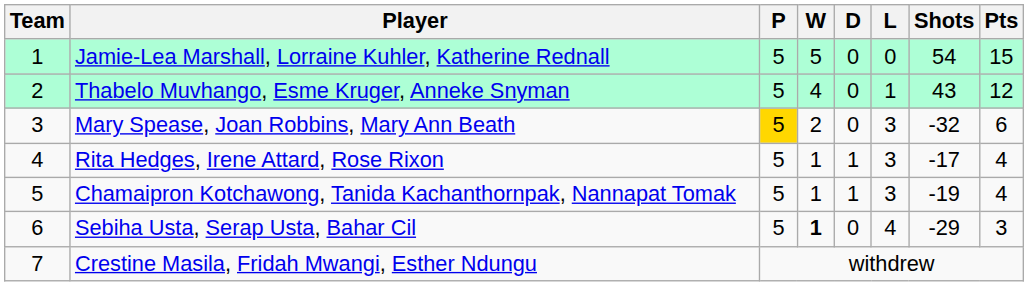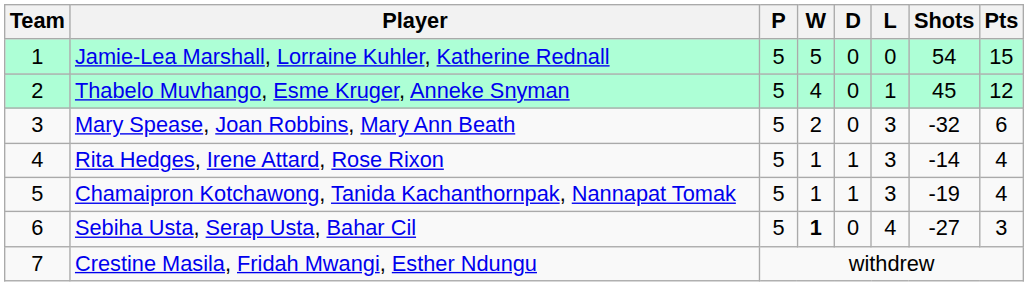(944, 90) 43 -> (944, 90) 45
(779, 125) gold background -> (779, 125) no background
(944, 159) -17 -> (944, 159) -14
(944, 228) -29 -> (944, 228) -27
